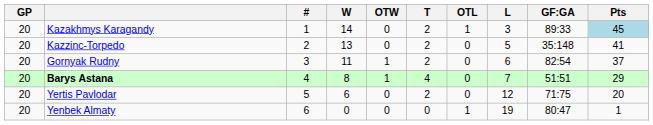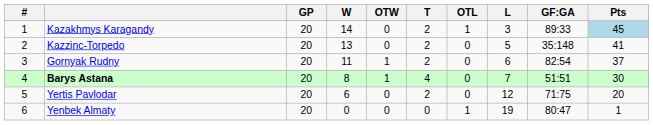columns swapped: (306, 12) <-> (24, 12)
(618, 78) 29 -> (618, 78) 30
